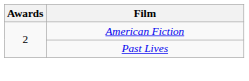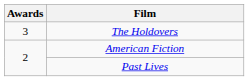+ row: (145, 31)
